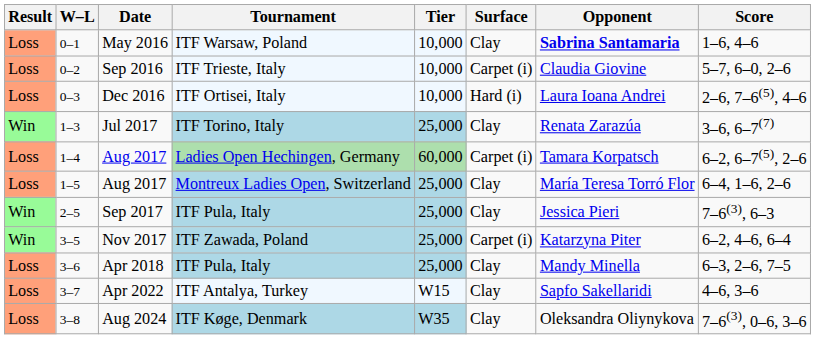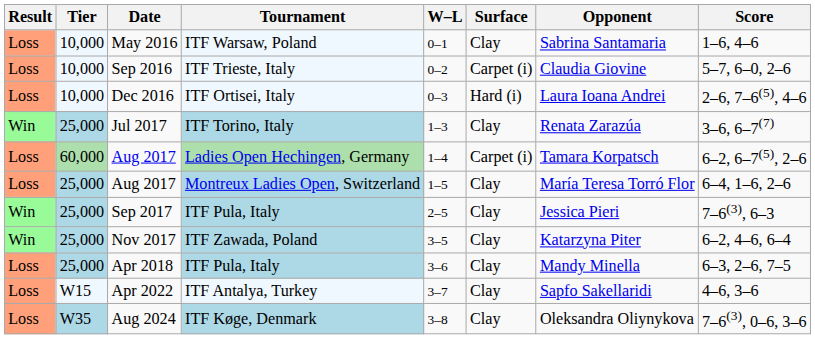columns swapped: (77, 17) <-> (440, 17)
(610, 42) bold -> (603, 42) normal
(501, 239) Carpet (i) -> (485, 239) Clay
